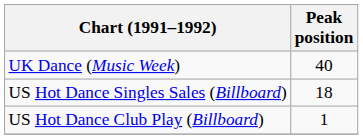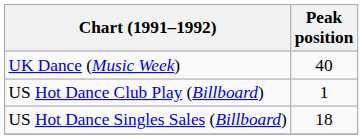rows swapped: (136, 119) <-> (148, 92)
